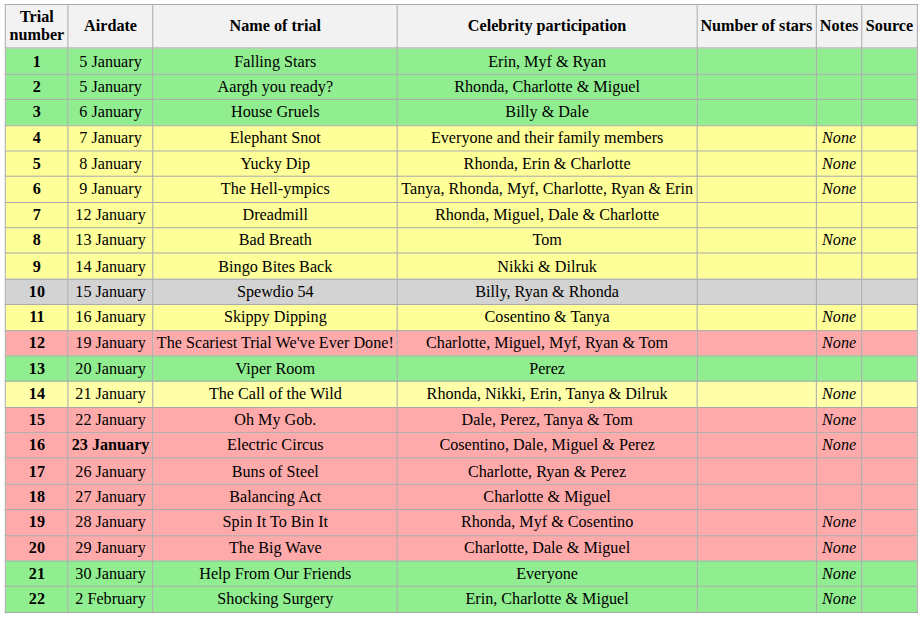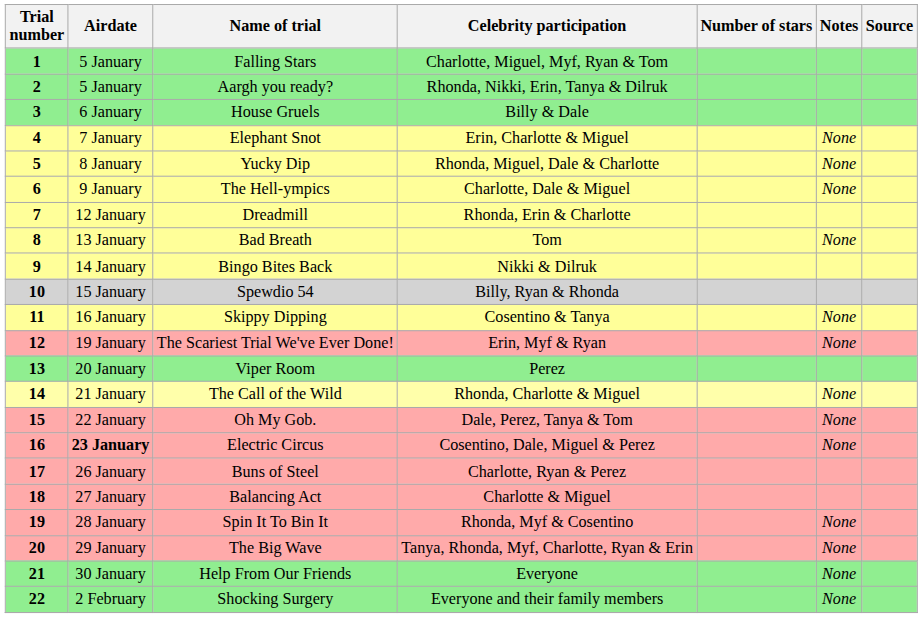(547, 61) Erin, Myf & Ryan -> (547, 61) Charlotte, Miguel, Myf, Ryan & Tom
(547, 86) Rhonda, Charlotte & Miguel -> (547, 86) Rhonda, Nikki, Erin, Tanya & Dilruk
(547, 138) Everyone and their family members -> (547, 138) Erin, Charlotte & Miguel
(547, 163) Rhonda, Erin & Charlotte -> (547, 163) Rhonda, Miguel, Dale & Charlotte
(547, 189) Tanya, Rhonda, Myf, Charlotte, Ryan & Erin -> (547, 189) Charlotte, Dale & Miguel
(547, 214) Rhonda, Miguel, Dale & Charlotte -> (547, 214) Rhonda, Erin & Charlotte
(547, 343) Charlotte, Miguel, Myf, Ryan & Tom -> (547, 343) Erin, Myf & Ryan
(547, 394) Rhonda, Nikki, Erin, Tanya & Dilruk -> (547, 394) Rhonda, Charlotte & Miguel
(547, 548) Charlotte, Dale & Miguel -> (547, 548) Tanya, Rhonda, Myf, Charlotte, Ryan & Erin
(547, 599) Erin, Charlotte & Miguel -> (547, 599) Everyone and their family members
